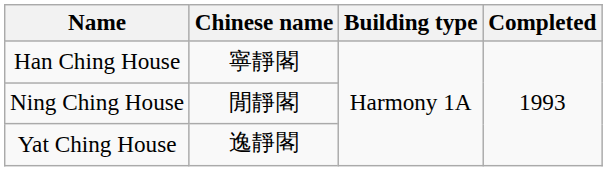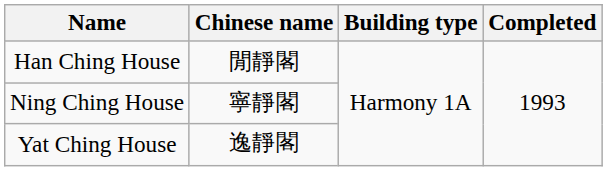(264, 61) 寧靜閣 -> (264, 61) 閒靜閣
(264, 102) 閒靜閣 -> (264, 102) 寧靜閣
